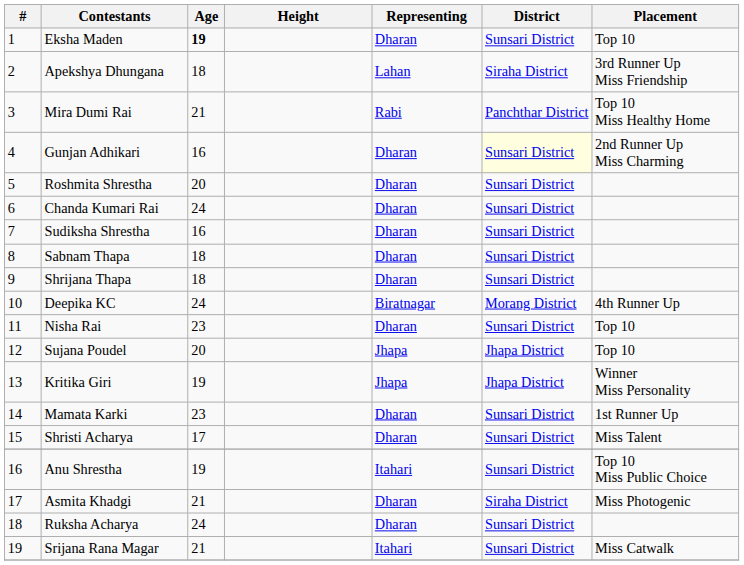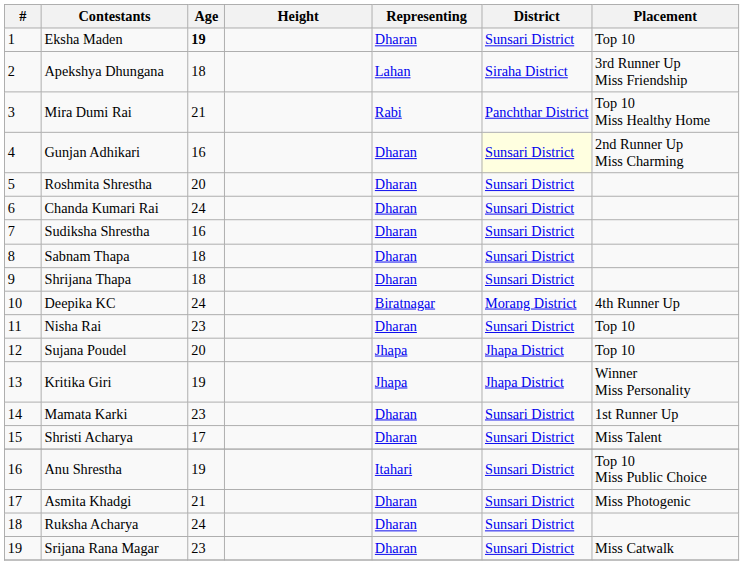(526, 501) Siraha District -> (530, 501) Sunsari District
(198, 548) 21 -> (198, 548) 23
(393, 548) Itahari -> (396, 548) Dharan
